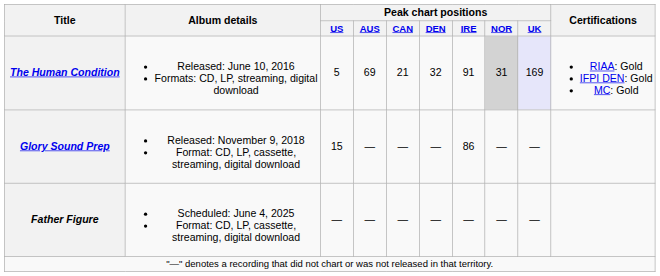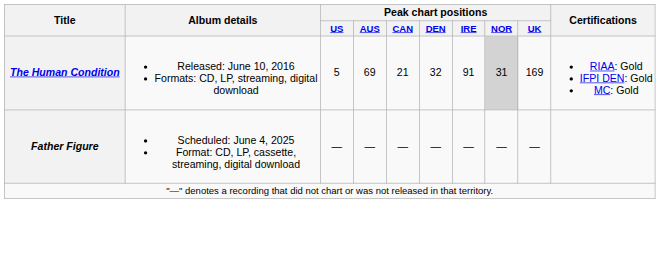(535, 73) lavender background -> (535, 73) no background
- row: (65, 146)
